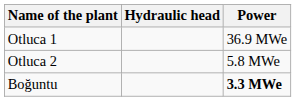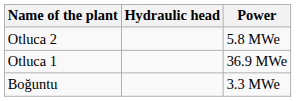rows swapped: (32, 38) <-> (32, 61)
(254, 84) bold -> (253, 84) normal
